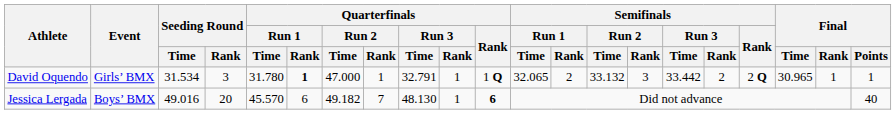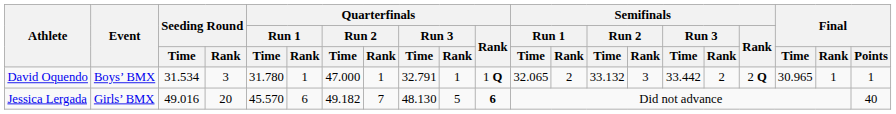(124, 78) Girls’ BMX -> (125, 78) Boys’ BMX
(305, 78) bold -> (305, 78) normal
(125, 98) Boys’ BMX -> (124, 98) Girls’ BMX
(457, 98) 1 -> (457, 98) 5
